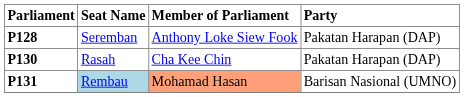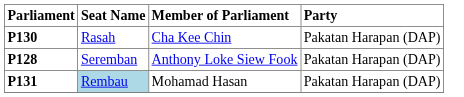rows swapped: (22, 37) <-> (22, 59)
(200, 81) lightsalmon background -> (200, 81) no background
(380, 81) Barisan Nasional (UMNO) -> (372, 81) Pakatan Harapan (DAP)
